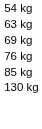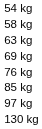+ row: (18, 24)
+ row: (18, 103)
